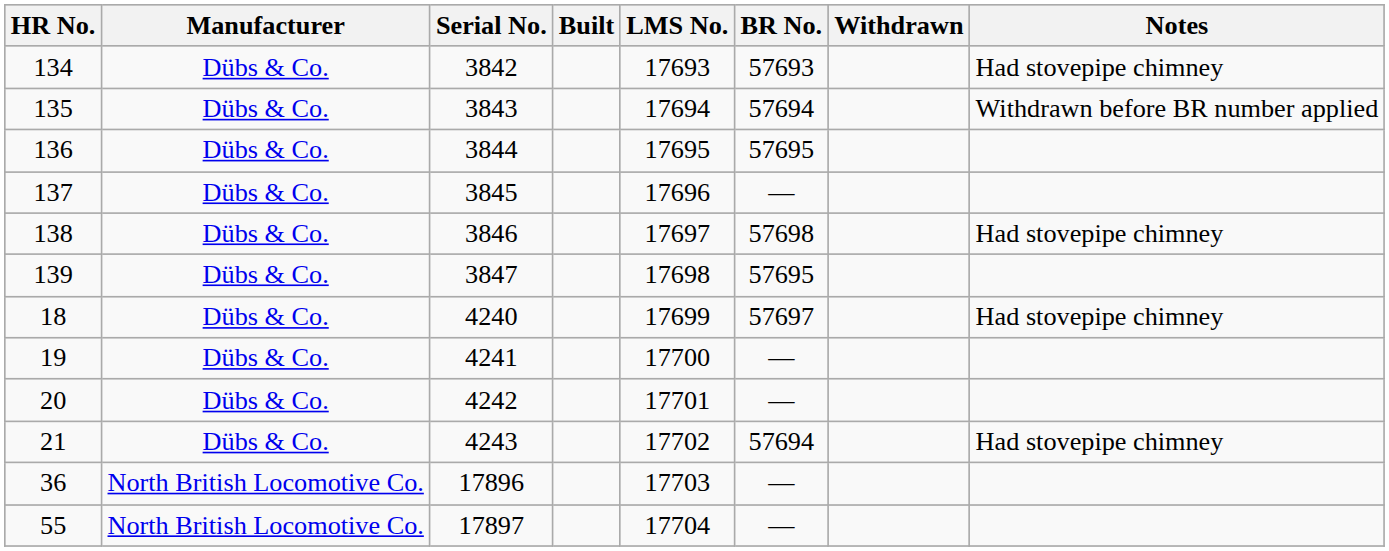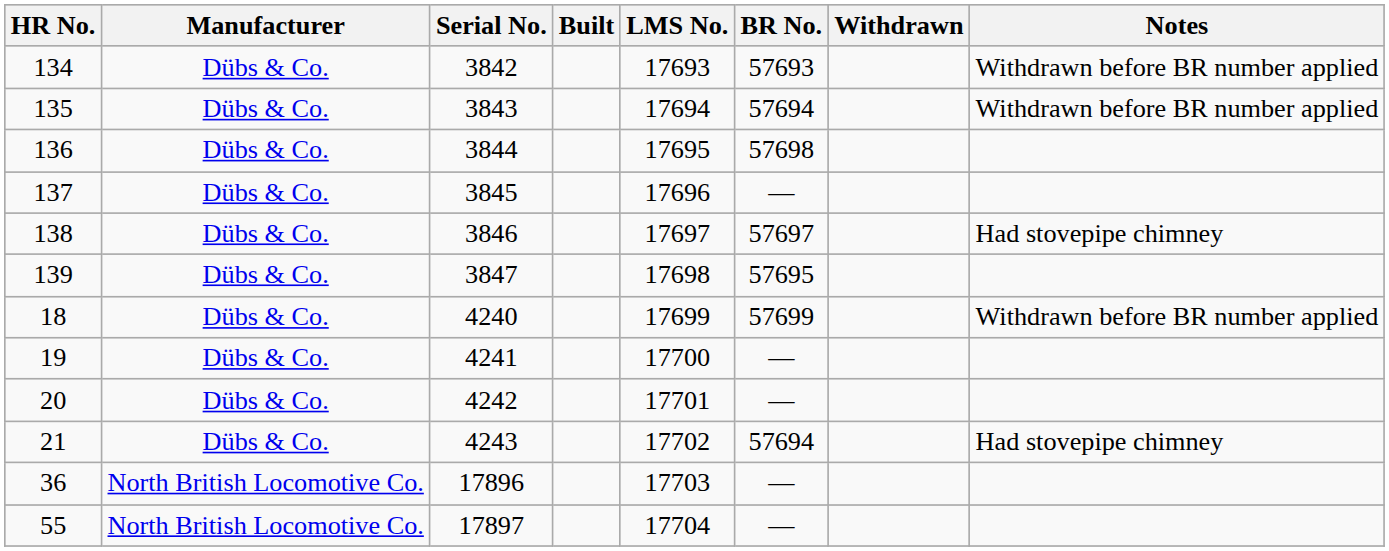(1100, 66) Had stovepipe chimney -> (1177, 66) Withdrawn before BR number applied
(781, 150) 57695 -> (781, 150) 57698
(781, 233) 57698 -> (781, 233) 57697
(781, 316) 57697 -> (781, 316) 57699
(1100, 316) Had stovepipe chimney -> (1177, 316) Withdrawn before BR number applied
